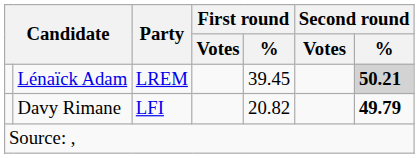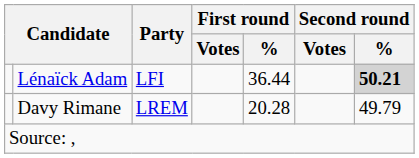(162, 78) LREM -> (150, 78) LFI
(269, 78) 39.45 -> (269, 78) 36.44
(150, 108) LFI -> (162, 108) LREM
(269, 108) 20.82 -> (269, 108) 20.28
(380, 108) bold -> (380, 108) normal
